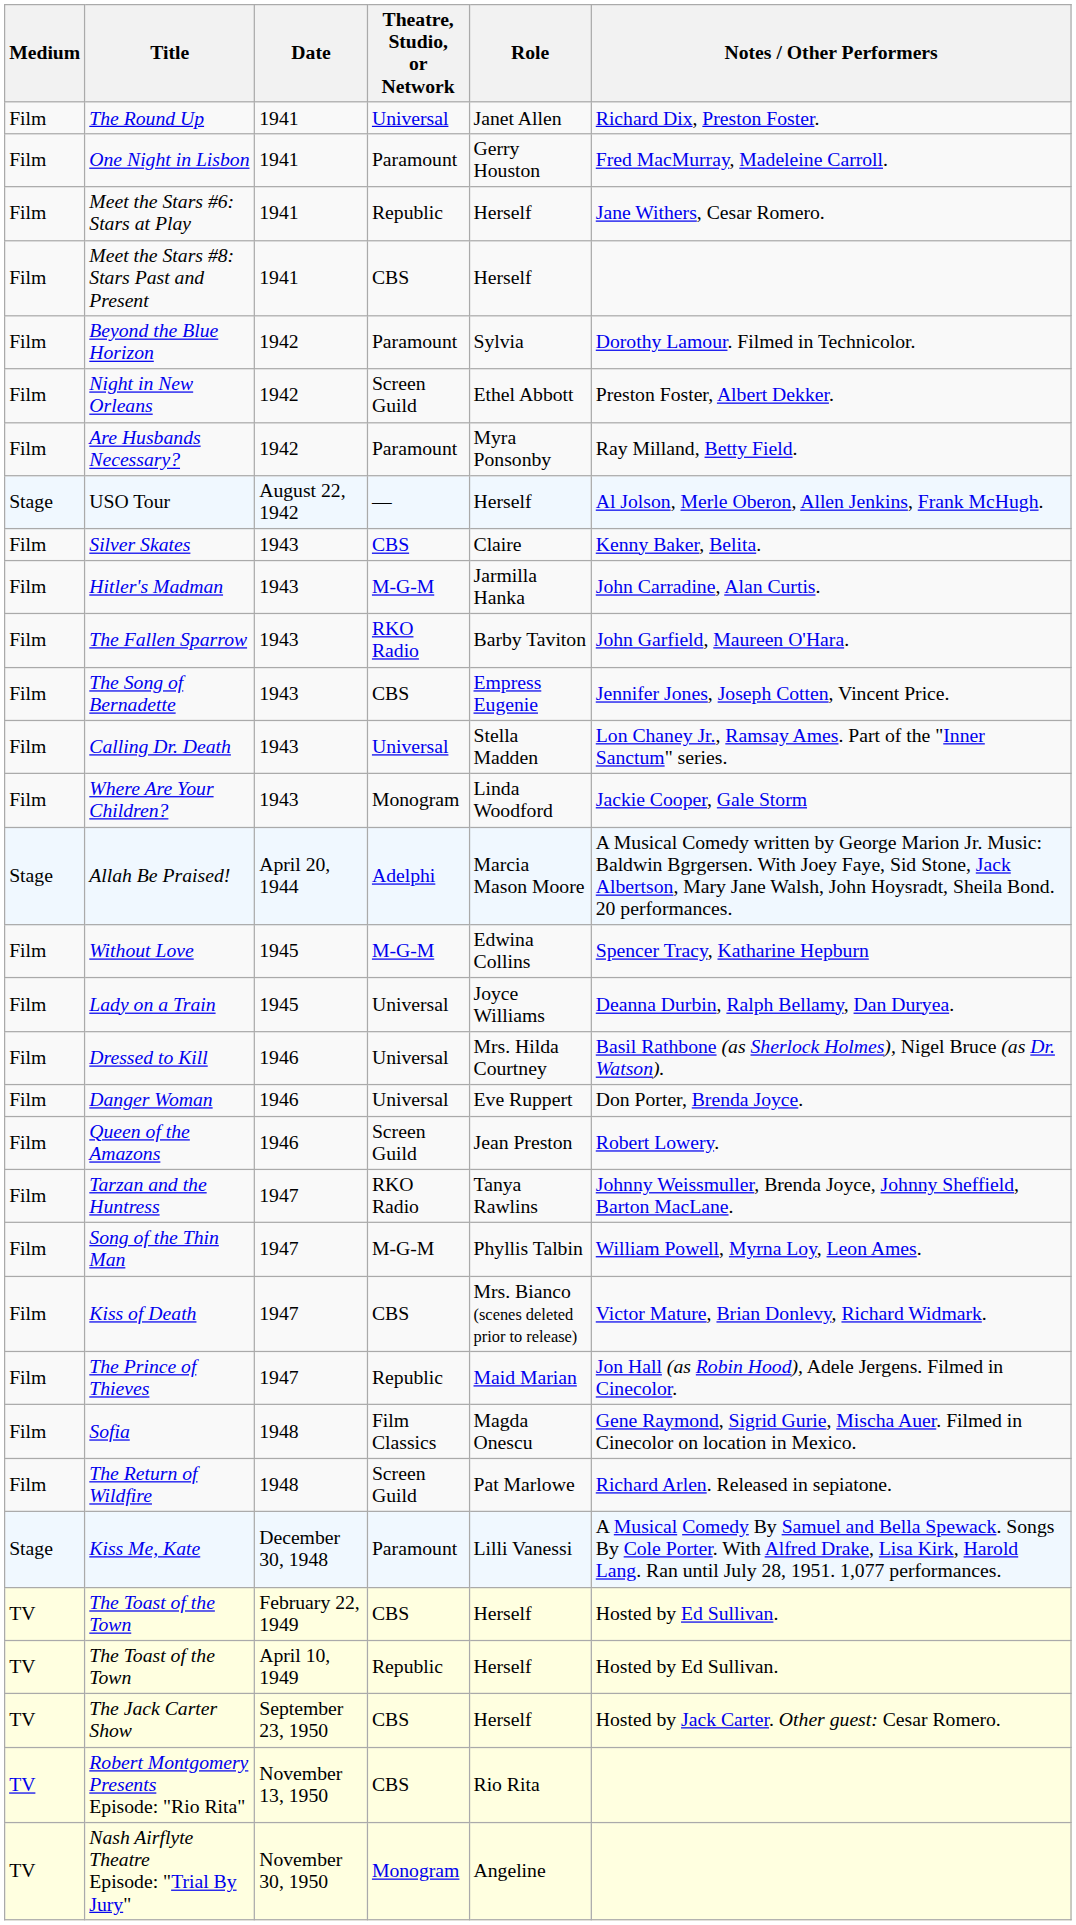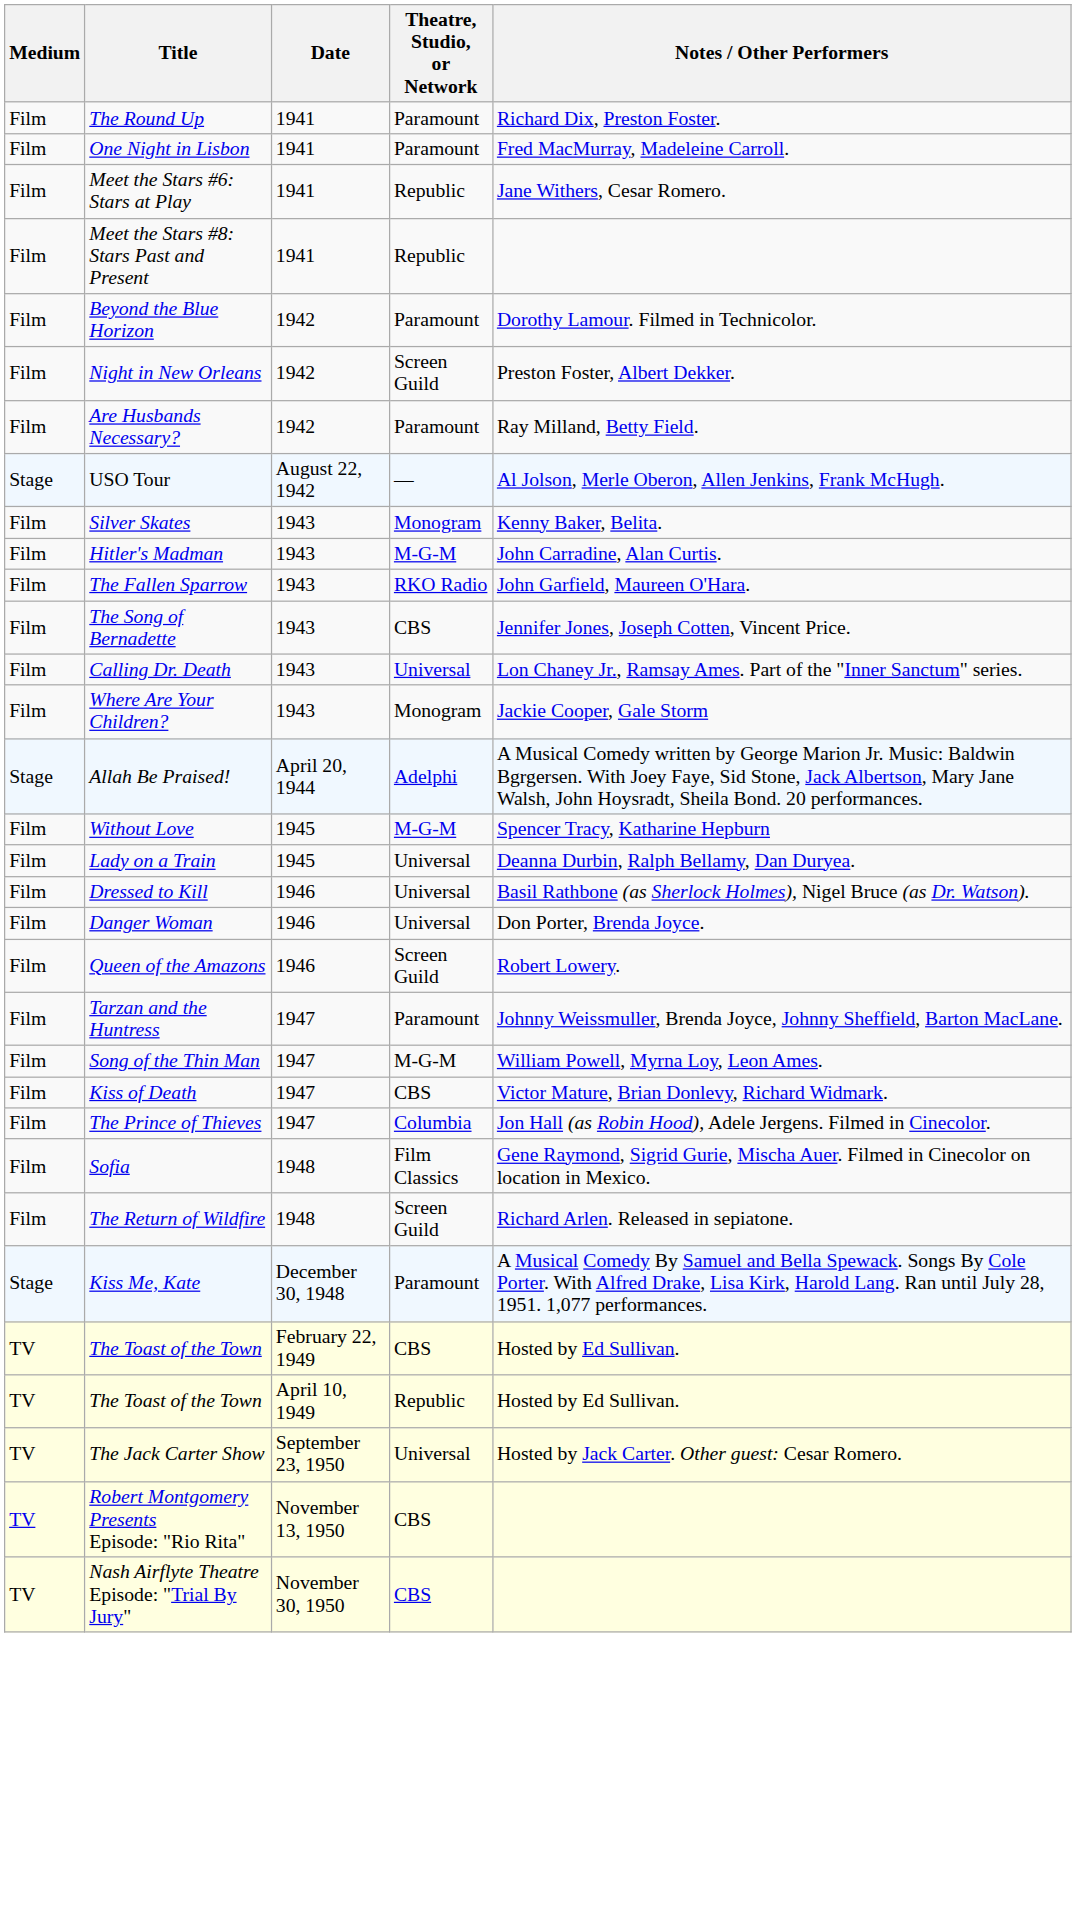- column: (530, 53)
(410, 117) Universal -> (437, 117) Paramount
(391, 277) CBS -> (429, 255) Republic
(391, 544) CBS -> (438, 522) Monogram
(395, 1195) RKO Radio -> (437, 1018) Paramount
(407, 1378) Republic -> (433, 1123) Columbia
(391, 1720) CBS -> (432, 1454) Universal
(416, 1871) Monogram -> (413, 1594) CBS
